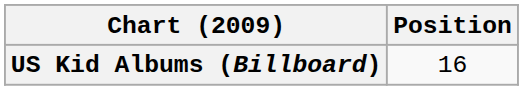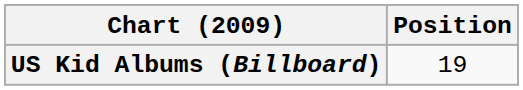(453, 65) 16 -> (453, 65) 19
